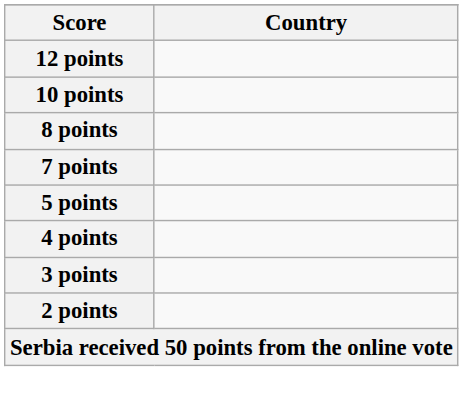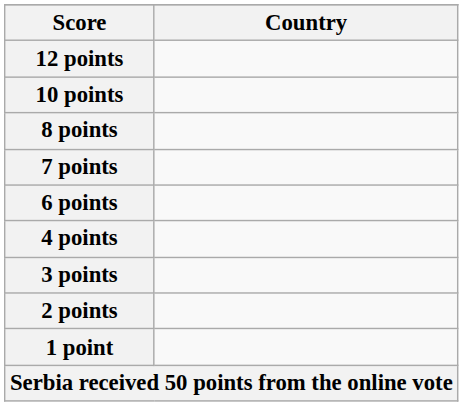+ row: (79, 202)
- row: (79, 202)
+ row: (79, 346)
